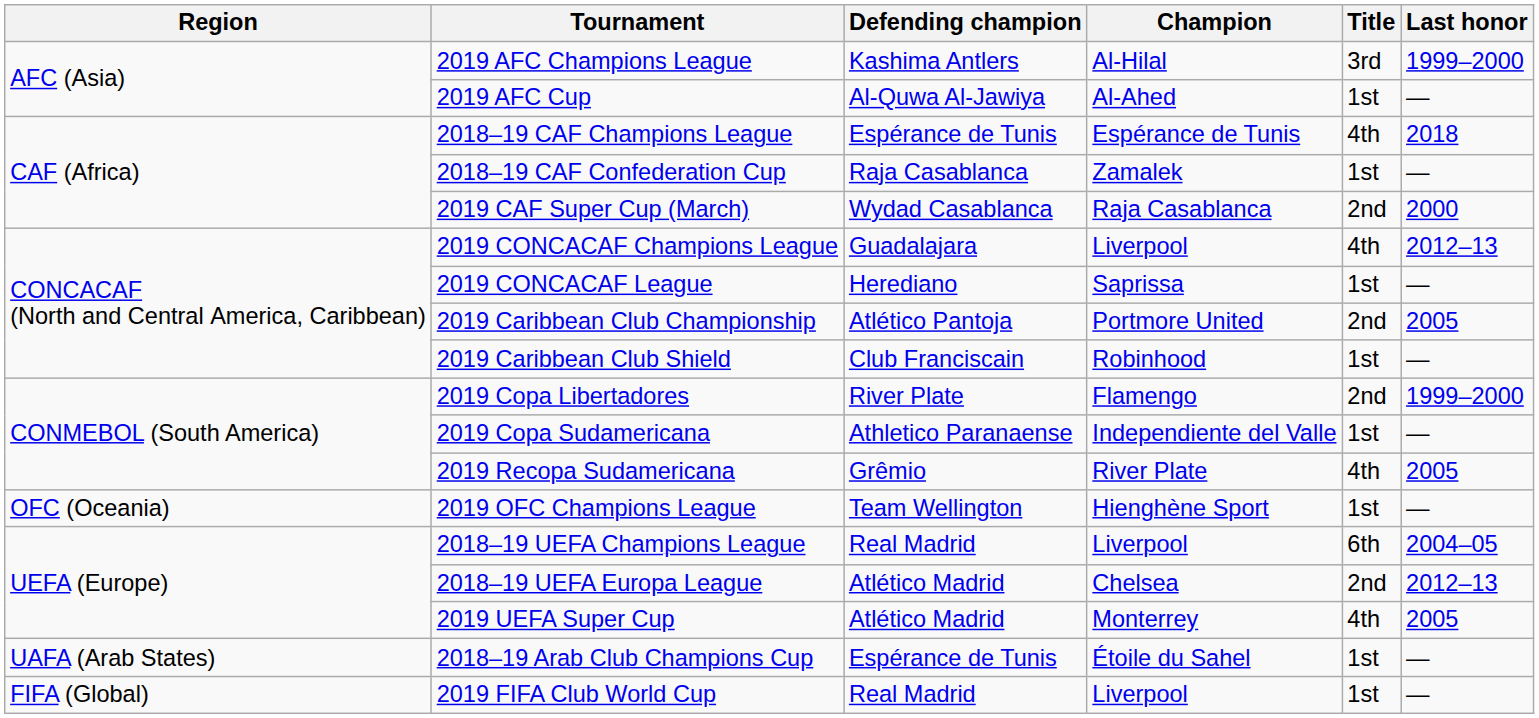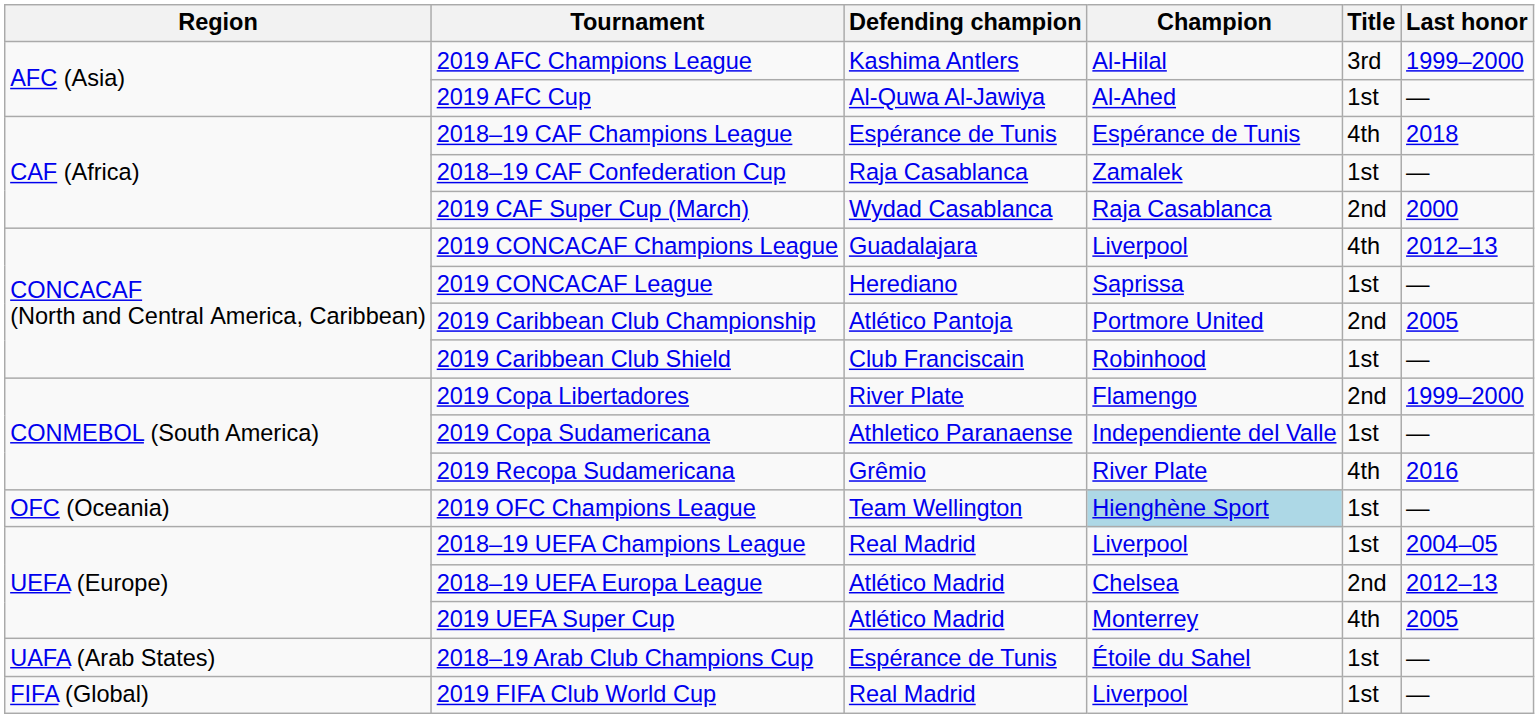(1432, 470) 2005 -> (1432, 470) 2016
(1181, 508) no background -> (1181, 508) lightblue background
(1364, 545) 6th -> (1363, 545) 1st
